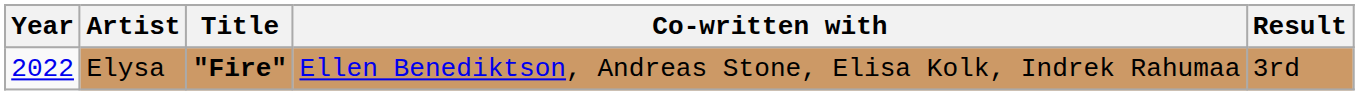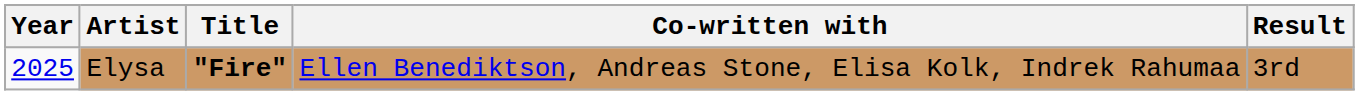(43, 69) 2022 -> (43, 69) 2025
